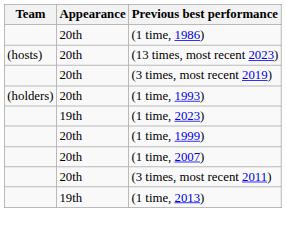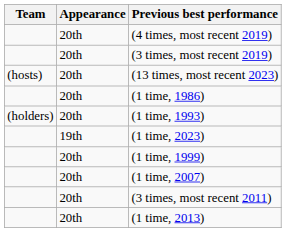+ row: (202, 34)
rows swapped: (168, 34) <-> (202, 75)
(71, 197) 19th -> (71, 217) 20th
